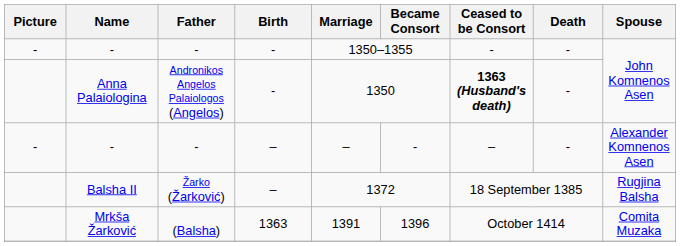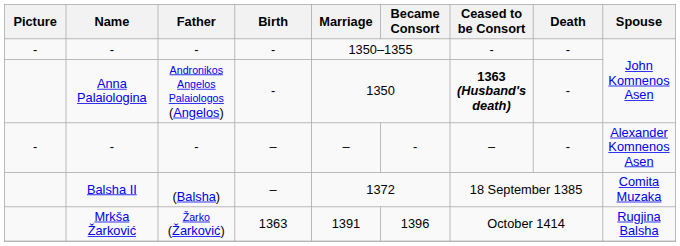(196, 190) Žarko (Žarković) -> (196, 196) (Balsha)
(639, 189) Rugjina Balsha -> (639, 189) Comita Muzaka
(196, 231) (Balsha) -> (196, 224) Žarko (Žarković)
(639, 224) Comita Muzaka -> (639, 224) Rugjina Balsha
